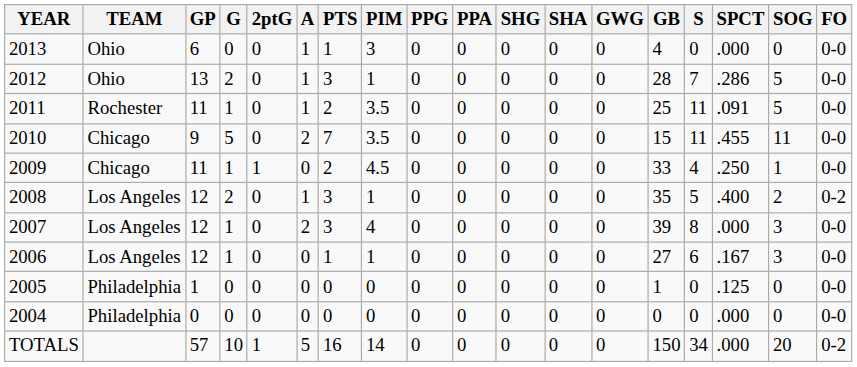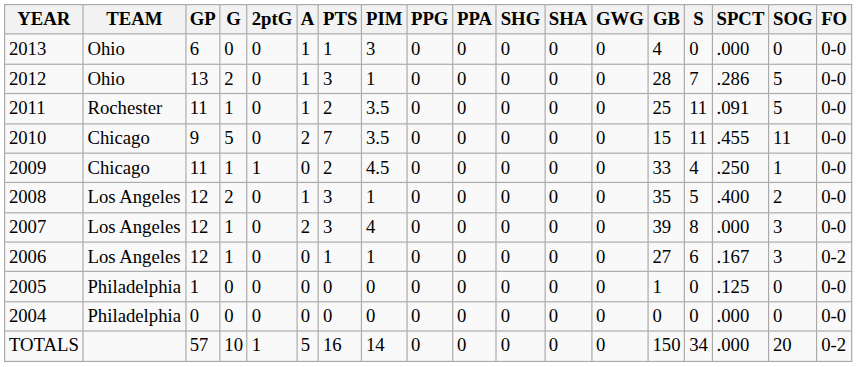(834, 197) 0-2 -> (834, 197) 0-0
(834, 256) 0-0 -> (834, 256) 0-2
